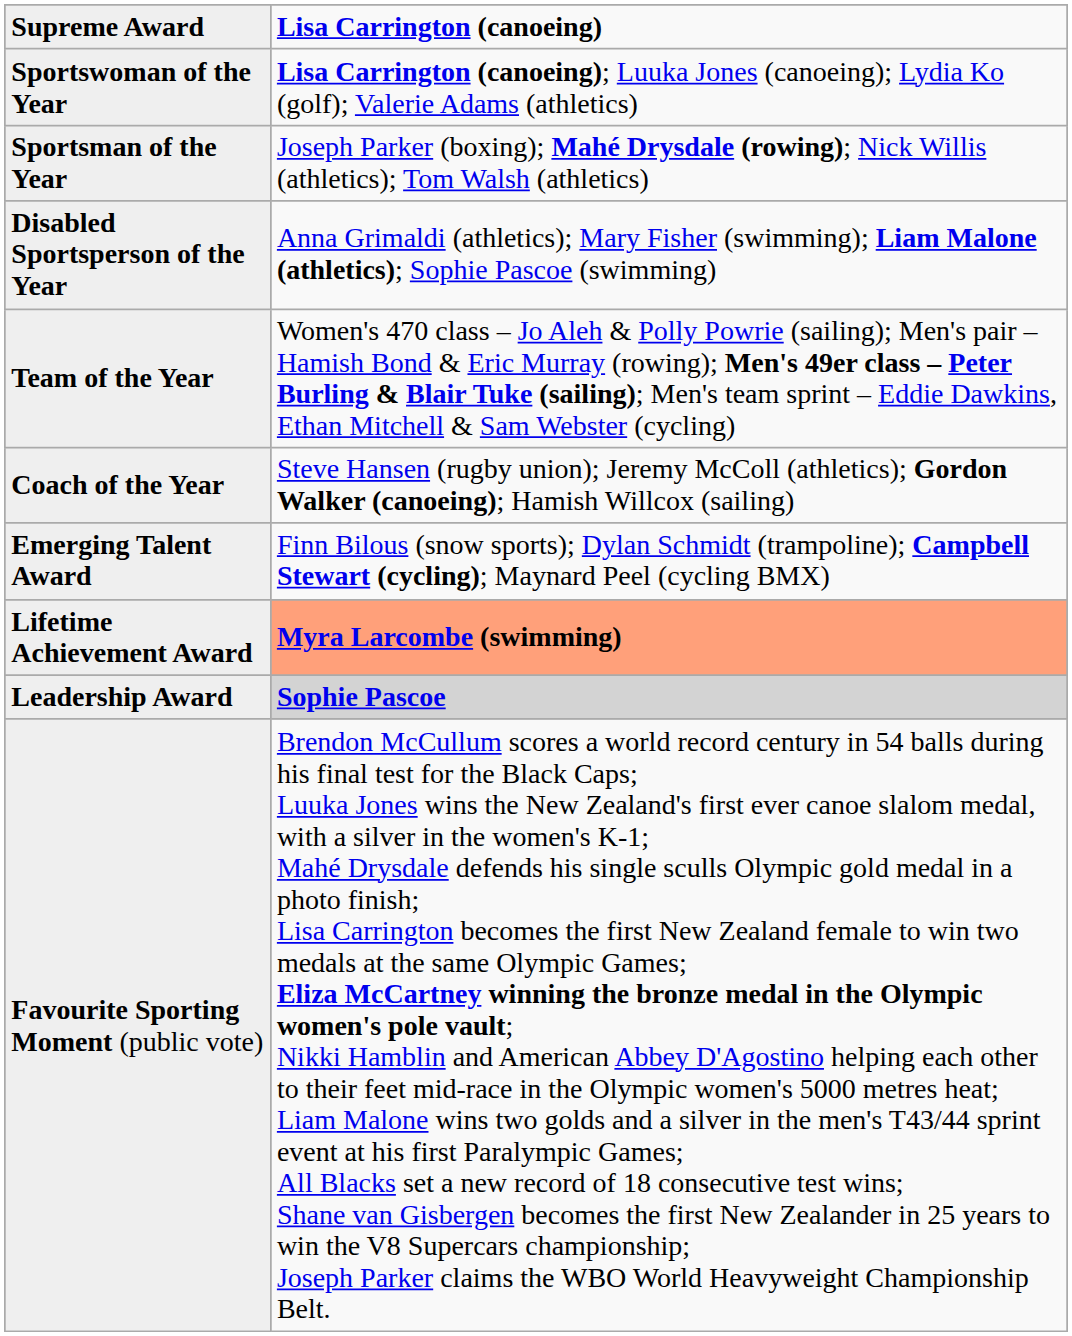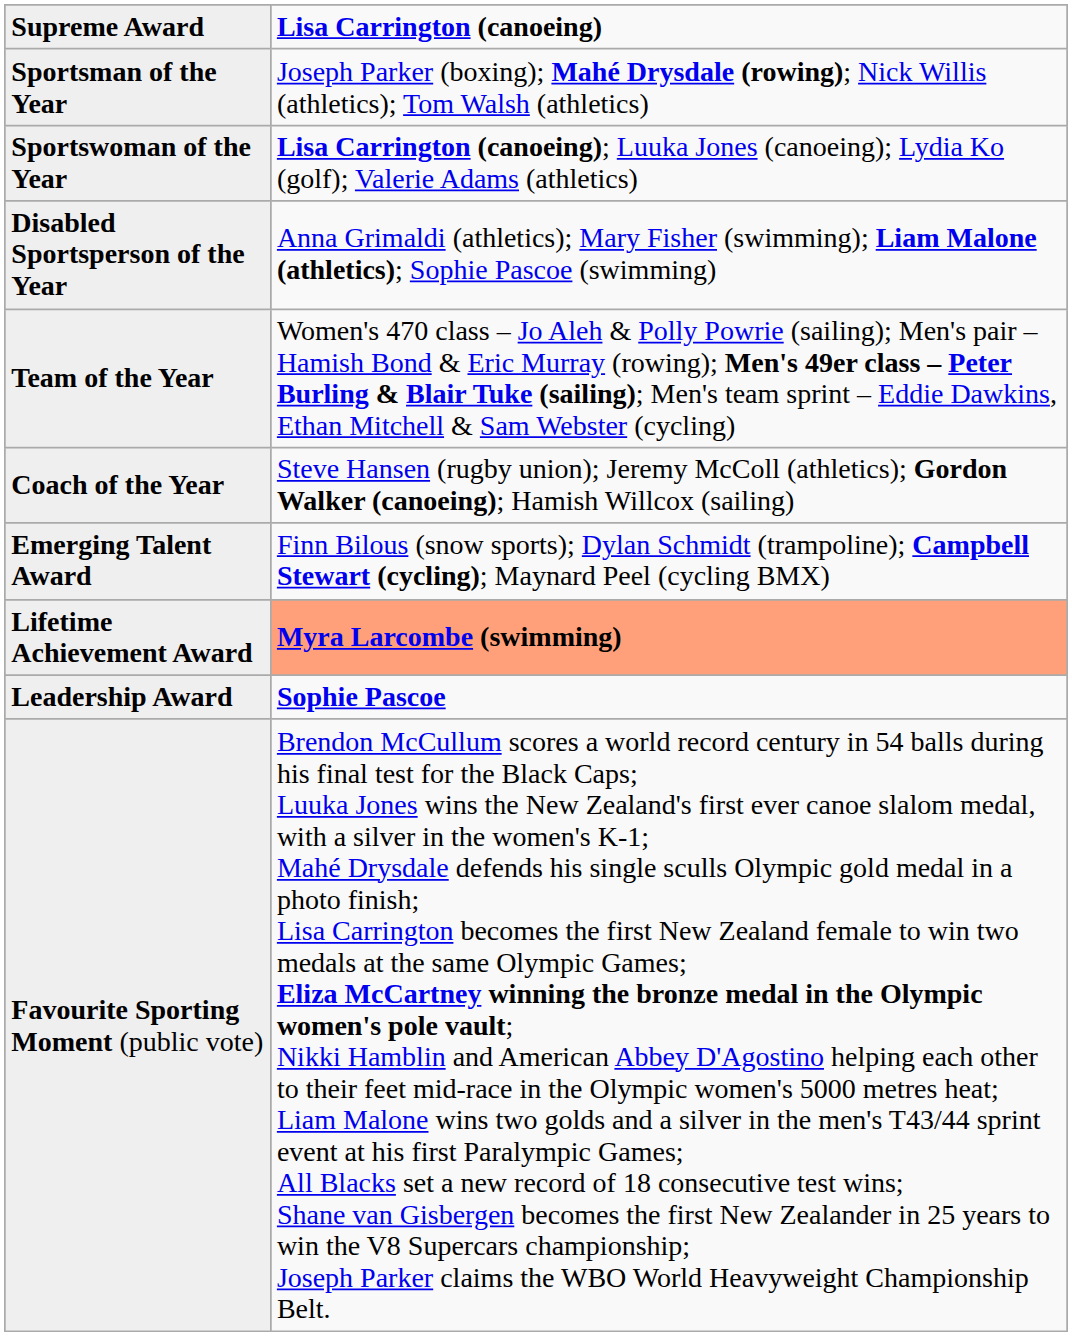rows swapped: (114, 162) <-> (131, 86)
(361, 696) lightgrey background -> (361, 696) no background
